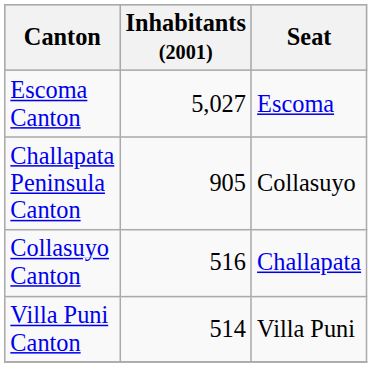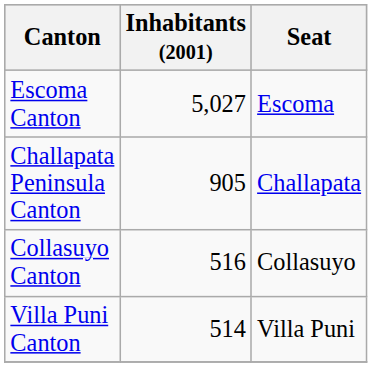(306, 183) Collasuyo -> (309, 183) Challapata
(309, 262) Challapata -> (306, 262) Collasuyo
